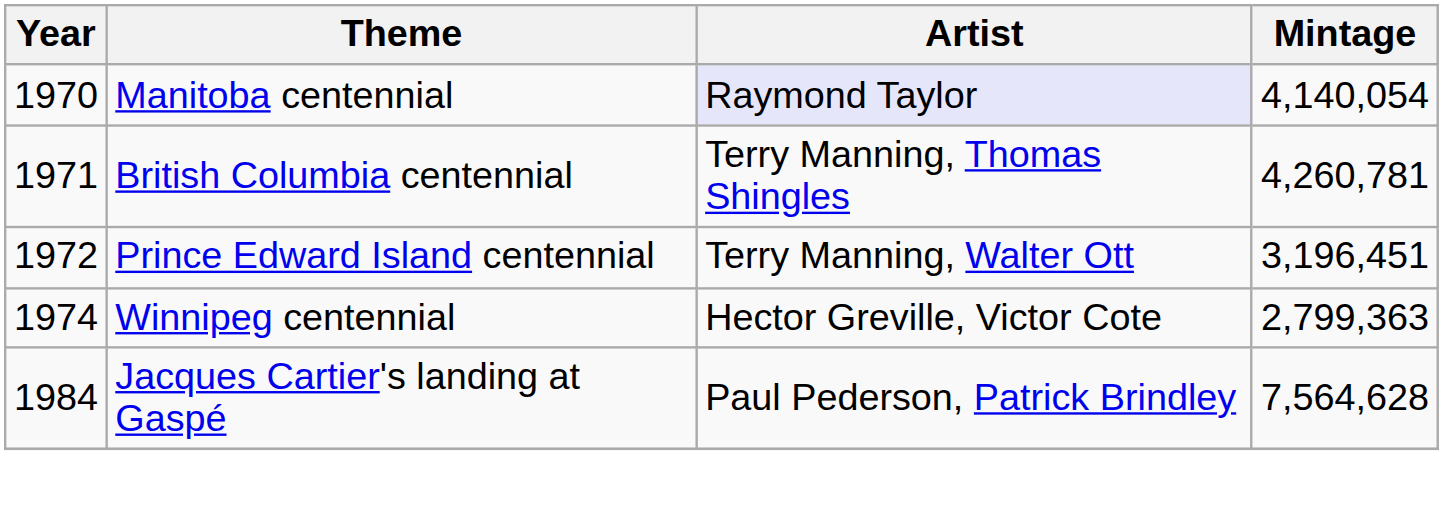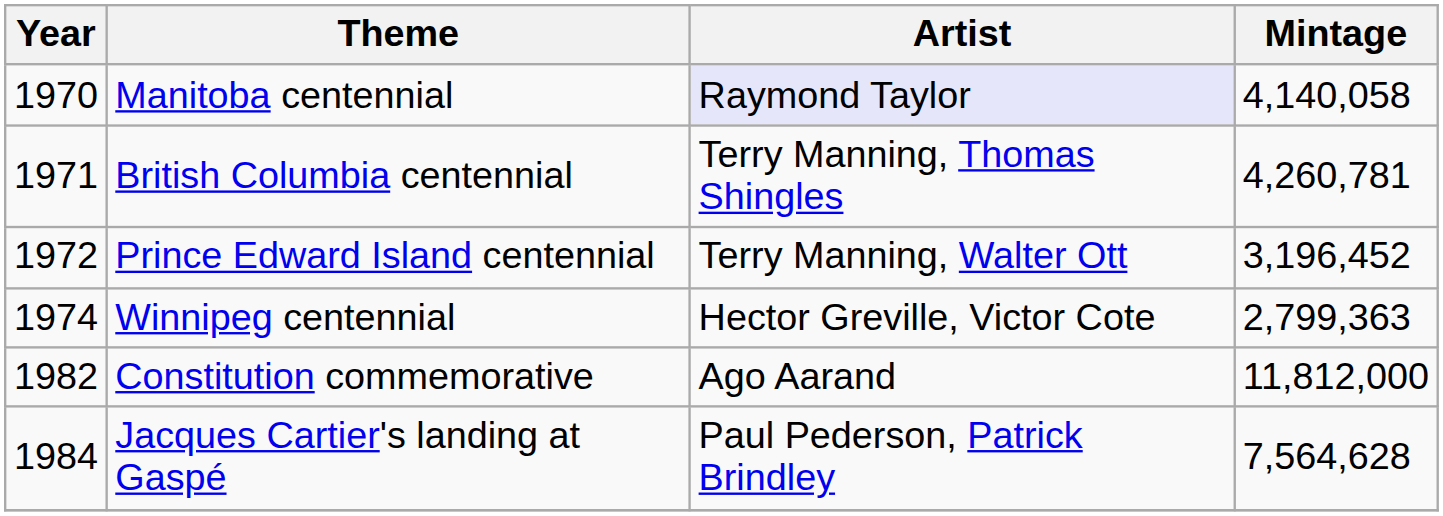(1345, 94) 4,140,054 -> (1327, 94) 4,140,058
(1345, 256) 3,196,451 -> (1327, 256) 3,196,452
+ row: (355, 376)
